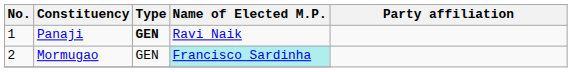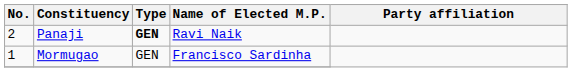(11, 36) 1 -> (11, 36) 2
(11, 57) 2 -> (11, 57) 1
(242, 57) paleturquoise background -> (242, 57) no background
